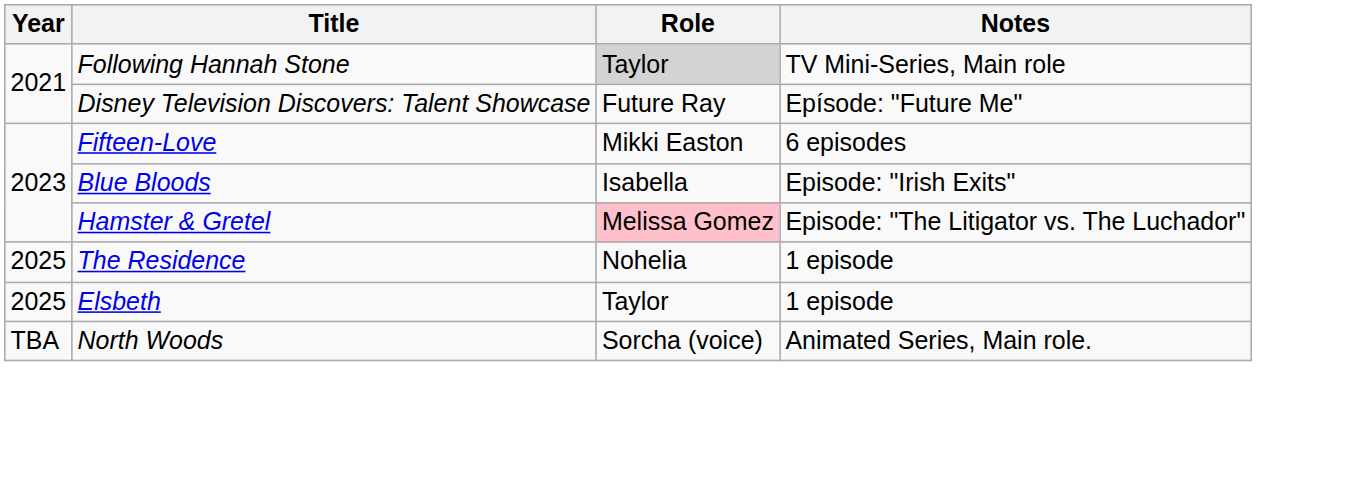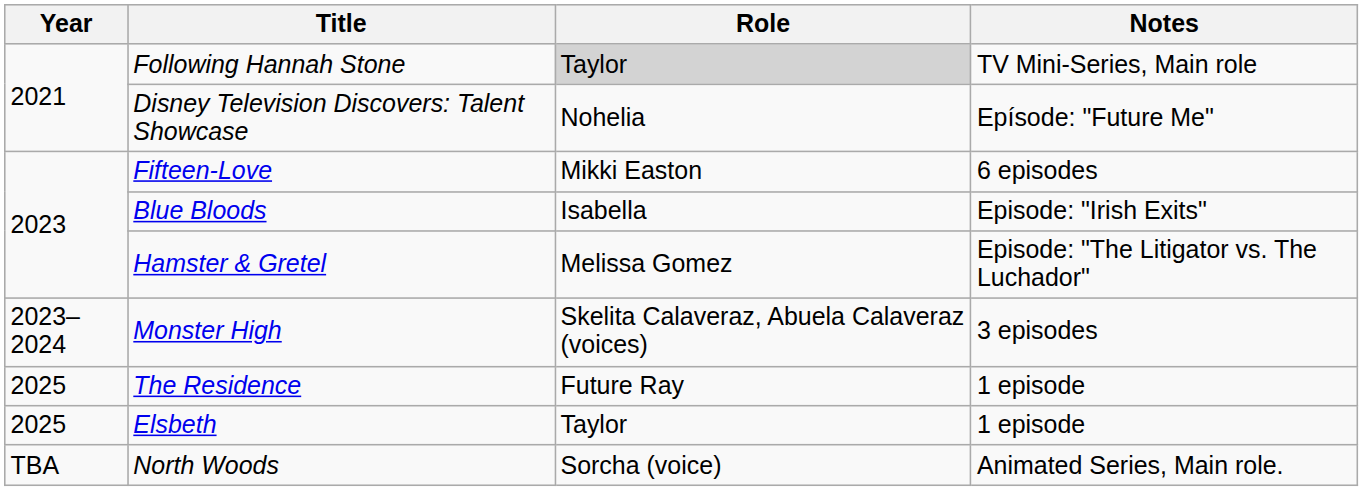(664, 103) Future Ray -> (603, 117) Nohelia
(688, 222) pink background -> (647, 264) no background
+ row: (208, 332)
(644, 261) Nohelia -> (622, 385) Future Ray
